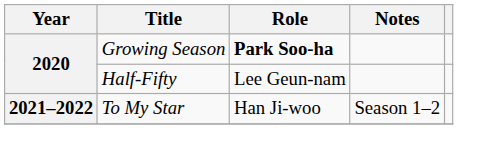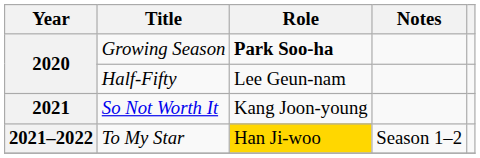+ row: (160, 108)
(277, 108) no background -> (277, 138) gold background
